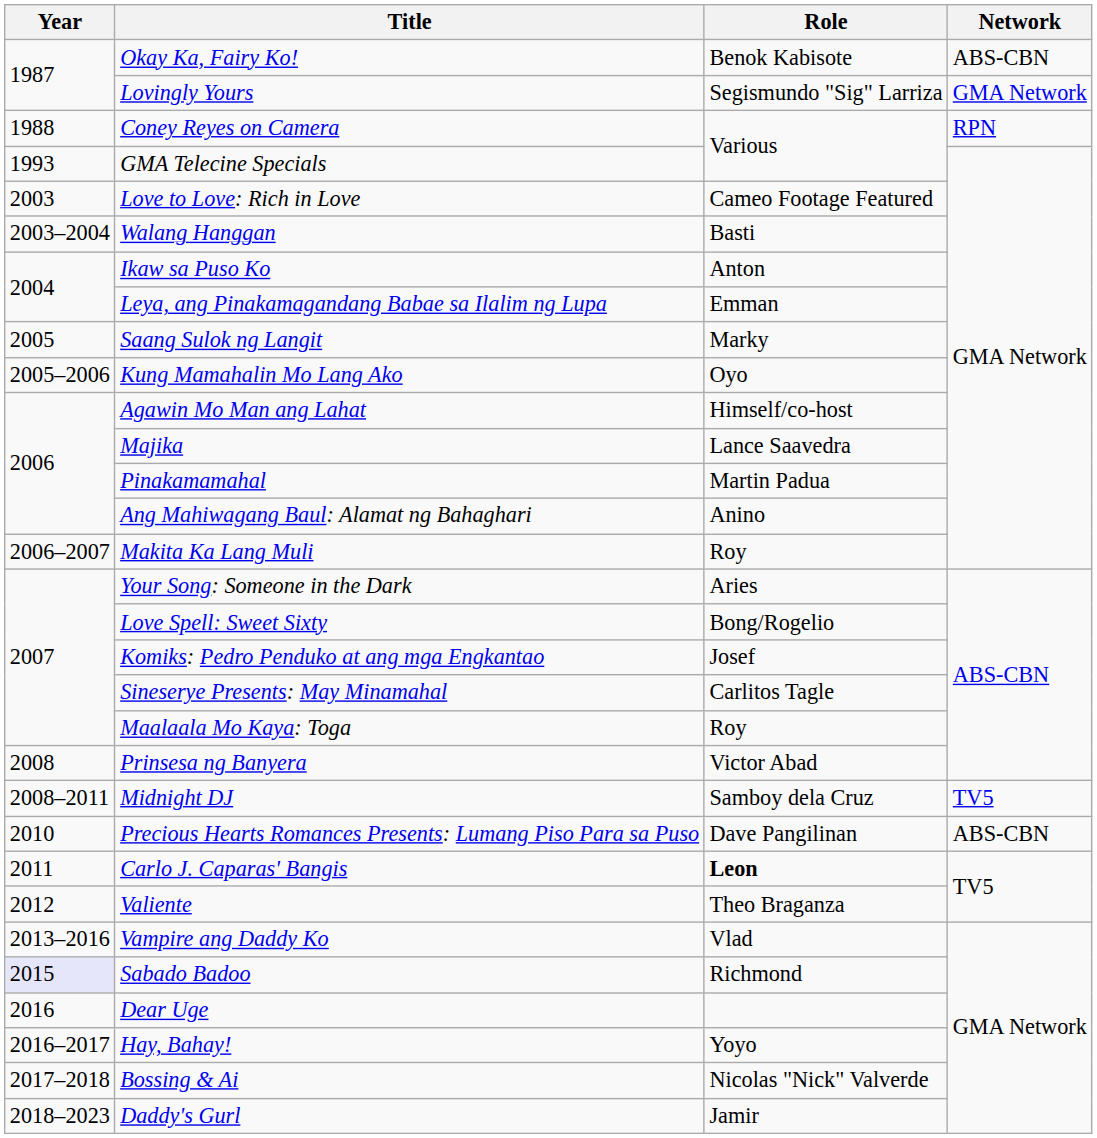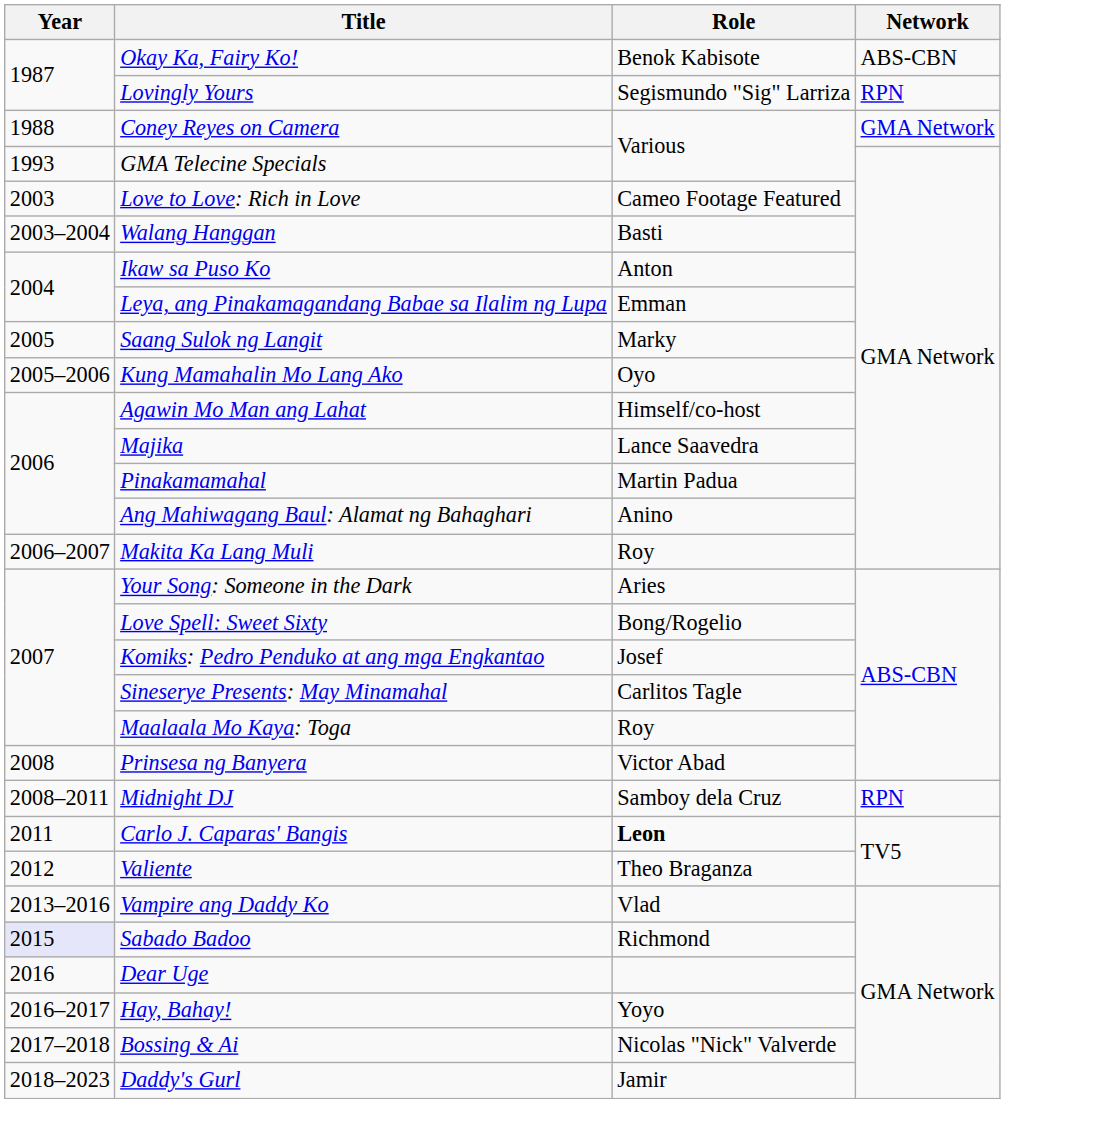(1020, 92) GMA Network -> (882, 92) RPN
(974, 127) RPN -> (928, 127) GMA Network
(973, 798) TV5 -> (882, 798) RPN
- row: (410, 833)
